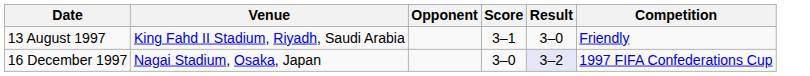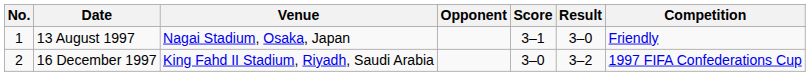+ column: (19, 15)
(269, 37) King Fahd II Stadium, Riyadh, Saudi Arabia -> (257, 37) Nagai Stadium, Osaka, Japan
(227, 60) Nagai Stadium, Osaka, Japan -> (299, 60) King Fahd II Stadium, Riyadh, Saudi Arabia
(551, 60) lavender background -> (581, 60) no background
